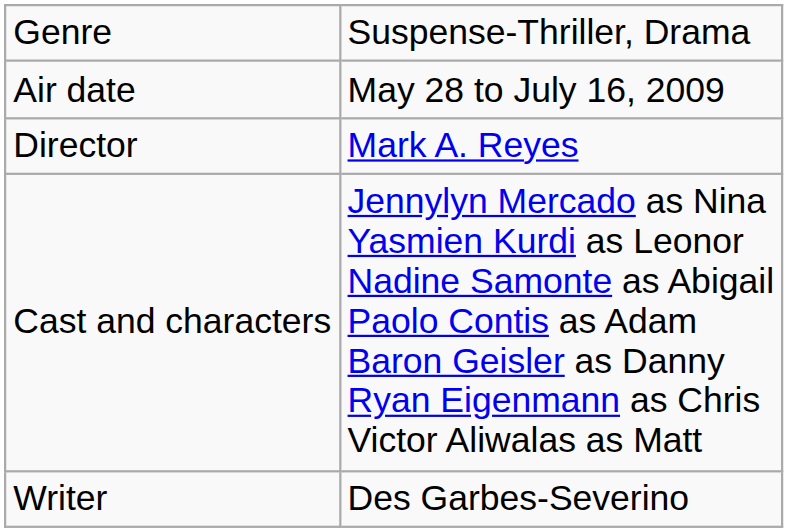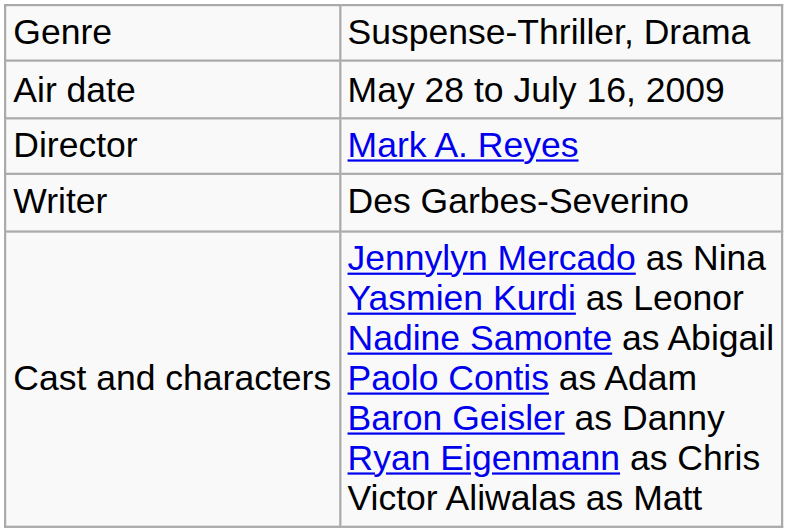rows swapped: (60, 497) <-> (172, 321)
